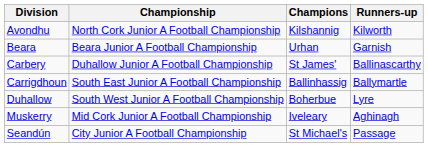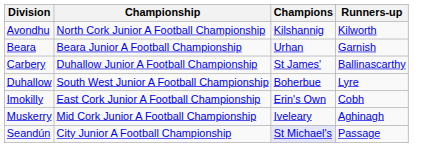- row: (37, 82)
+ row: (25, 99)
(318, 133) no background -> (303, 133) lavender background
